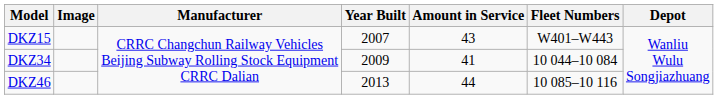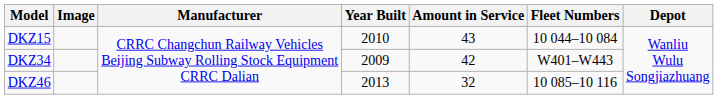(375, 37) 2007 -> (375, 37) 2010
(575, 37) W401–W443 -> (575, 37) 10 044–10 084
(468, 60) 41 -> (468, 60) 42
(575, 60) 10 044–10 084 -> (575, 60) W401–W443
(468, 82) 44 -> (468, 82) 32
